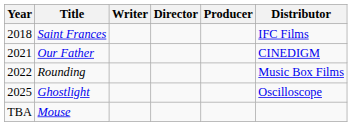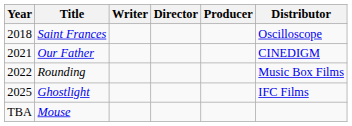(284, 33) IFC Films -> (290, 33) Oscilloscope
(290, 92) Oscilloscope -> (284, 92) IFC Films
